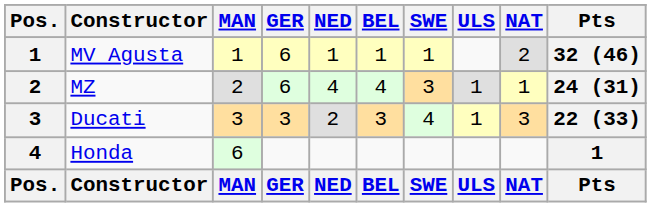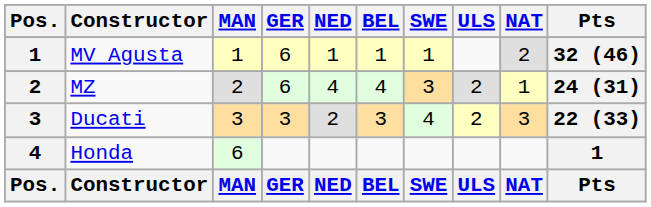(476, 87) 1 -> (476, 87) 2
(476, 120) 1 -> (476, 120) 2
